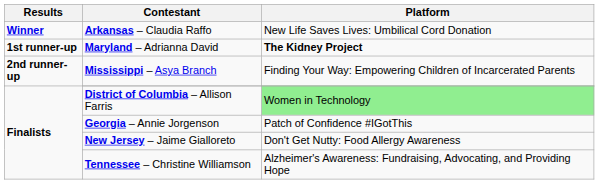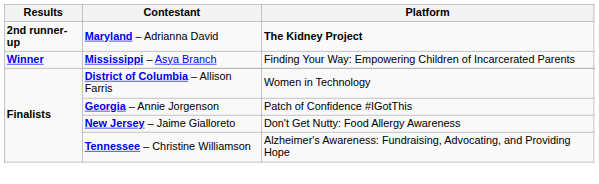- row: (148, 30)
(42, 47) 1st runner-up -> (37, 36) 2nd runner-up
(37, 71) 2nd runner-up -> (25, 59) Winner
(317, 100) lightgreen background -> (317, 83) no background
